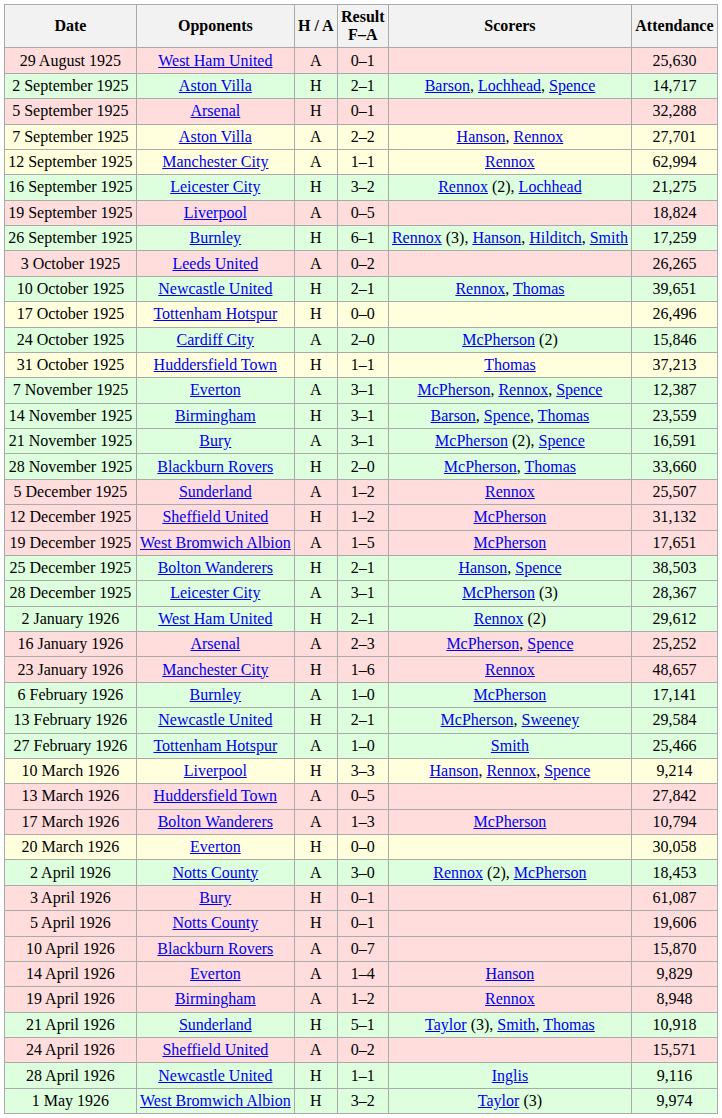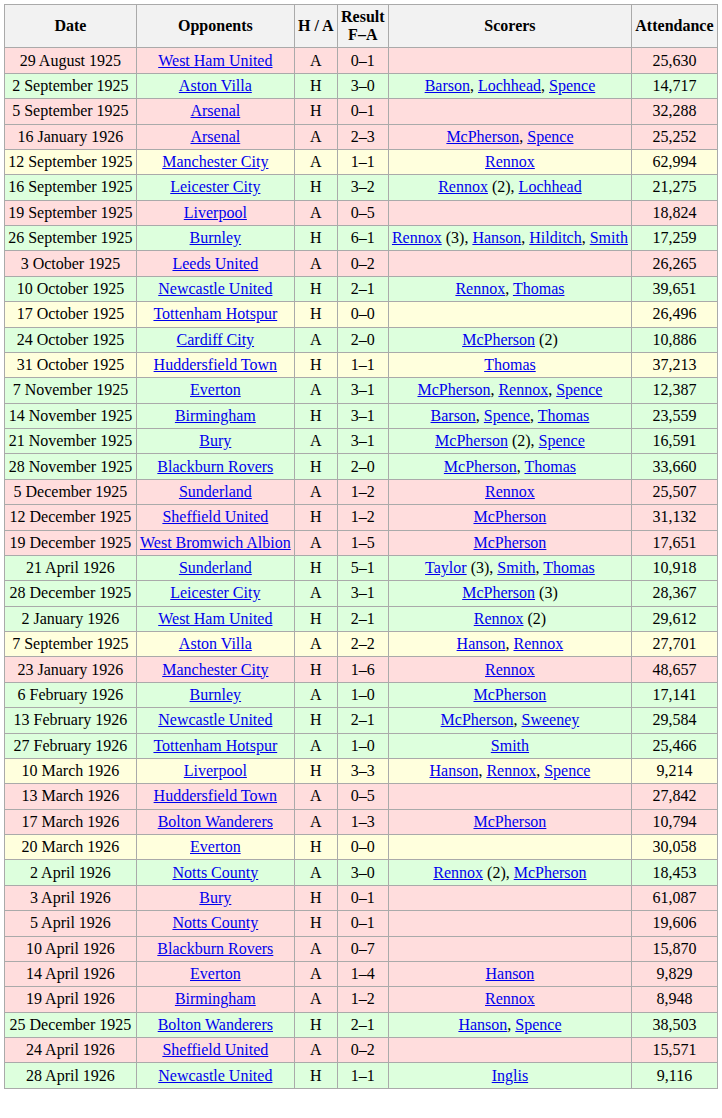(363, 85) 2–1 -> (363, 85) 3–0
rows swapped: (70, 136) <-> (70, 644)
(674, 339) 15,846 -> (674, 339) 10,886
rows swapped: (70, 568) <-> (70, 1024)
- row: (70, 1100)
